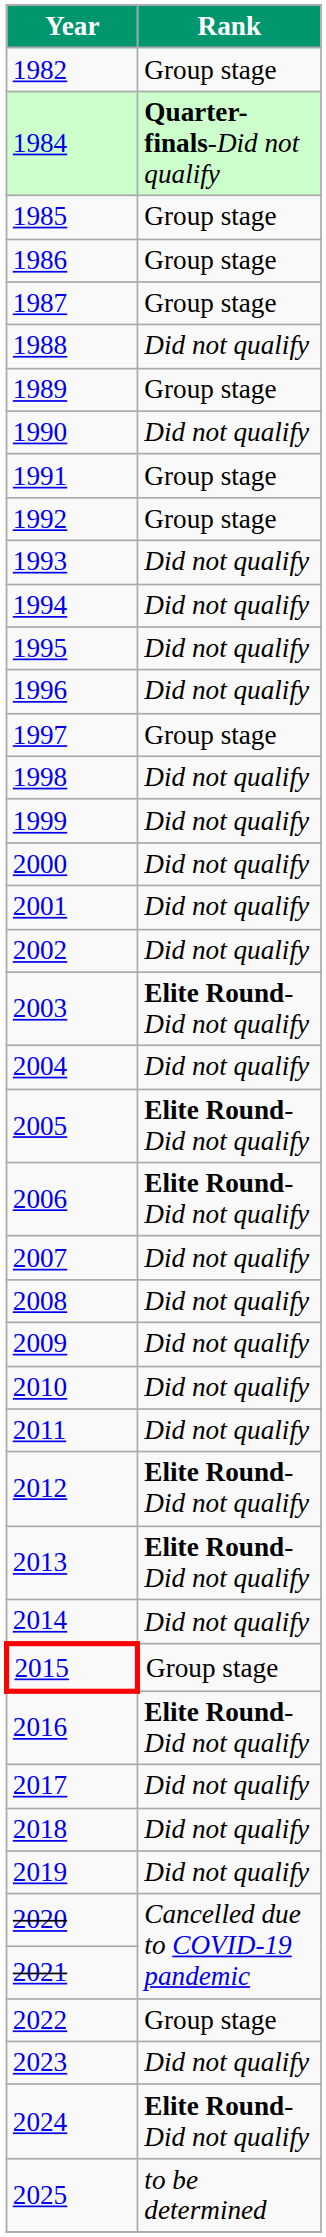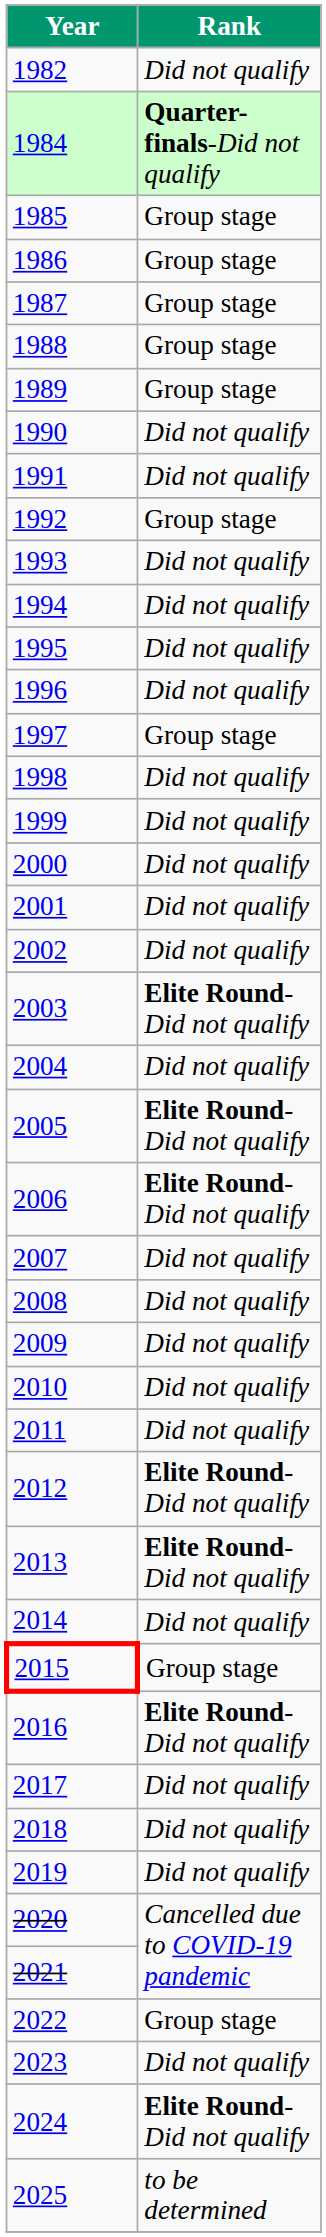(210, 69) Group stage -> (227, 69) Did not qualify
(227, 346) Did not qualify -> (210, 346) Group stage
(210, 475) Group stage -> (227, 475) Did not qualify
